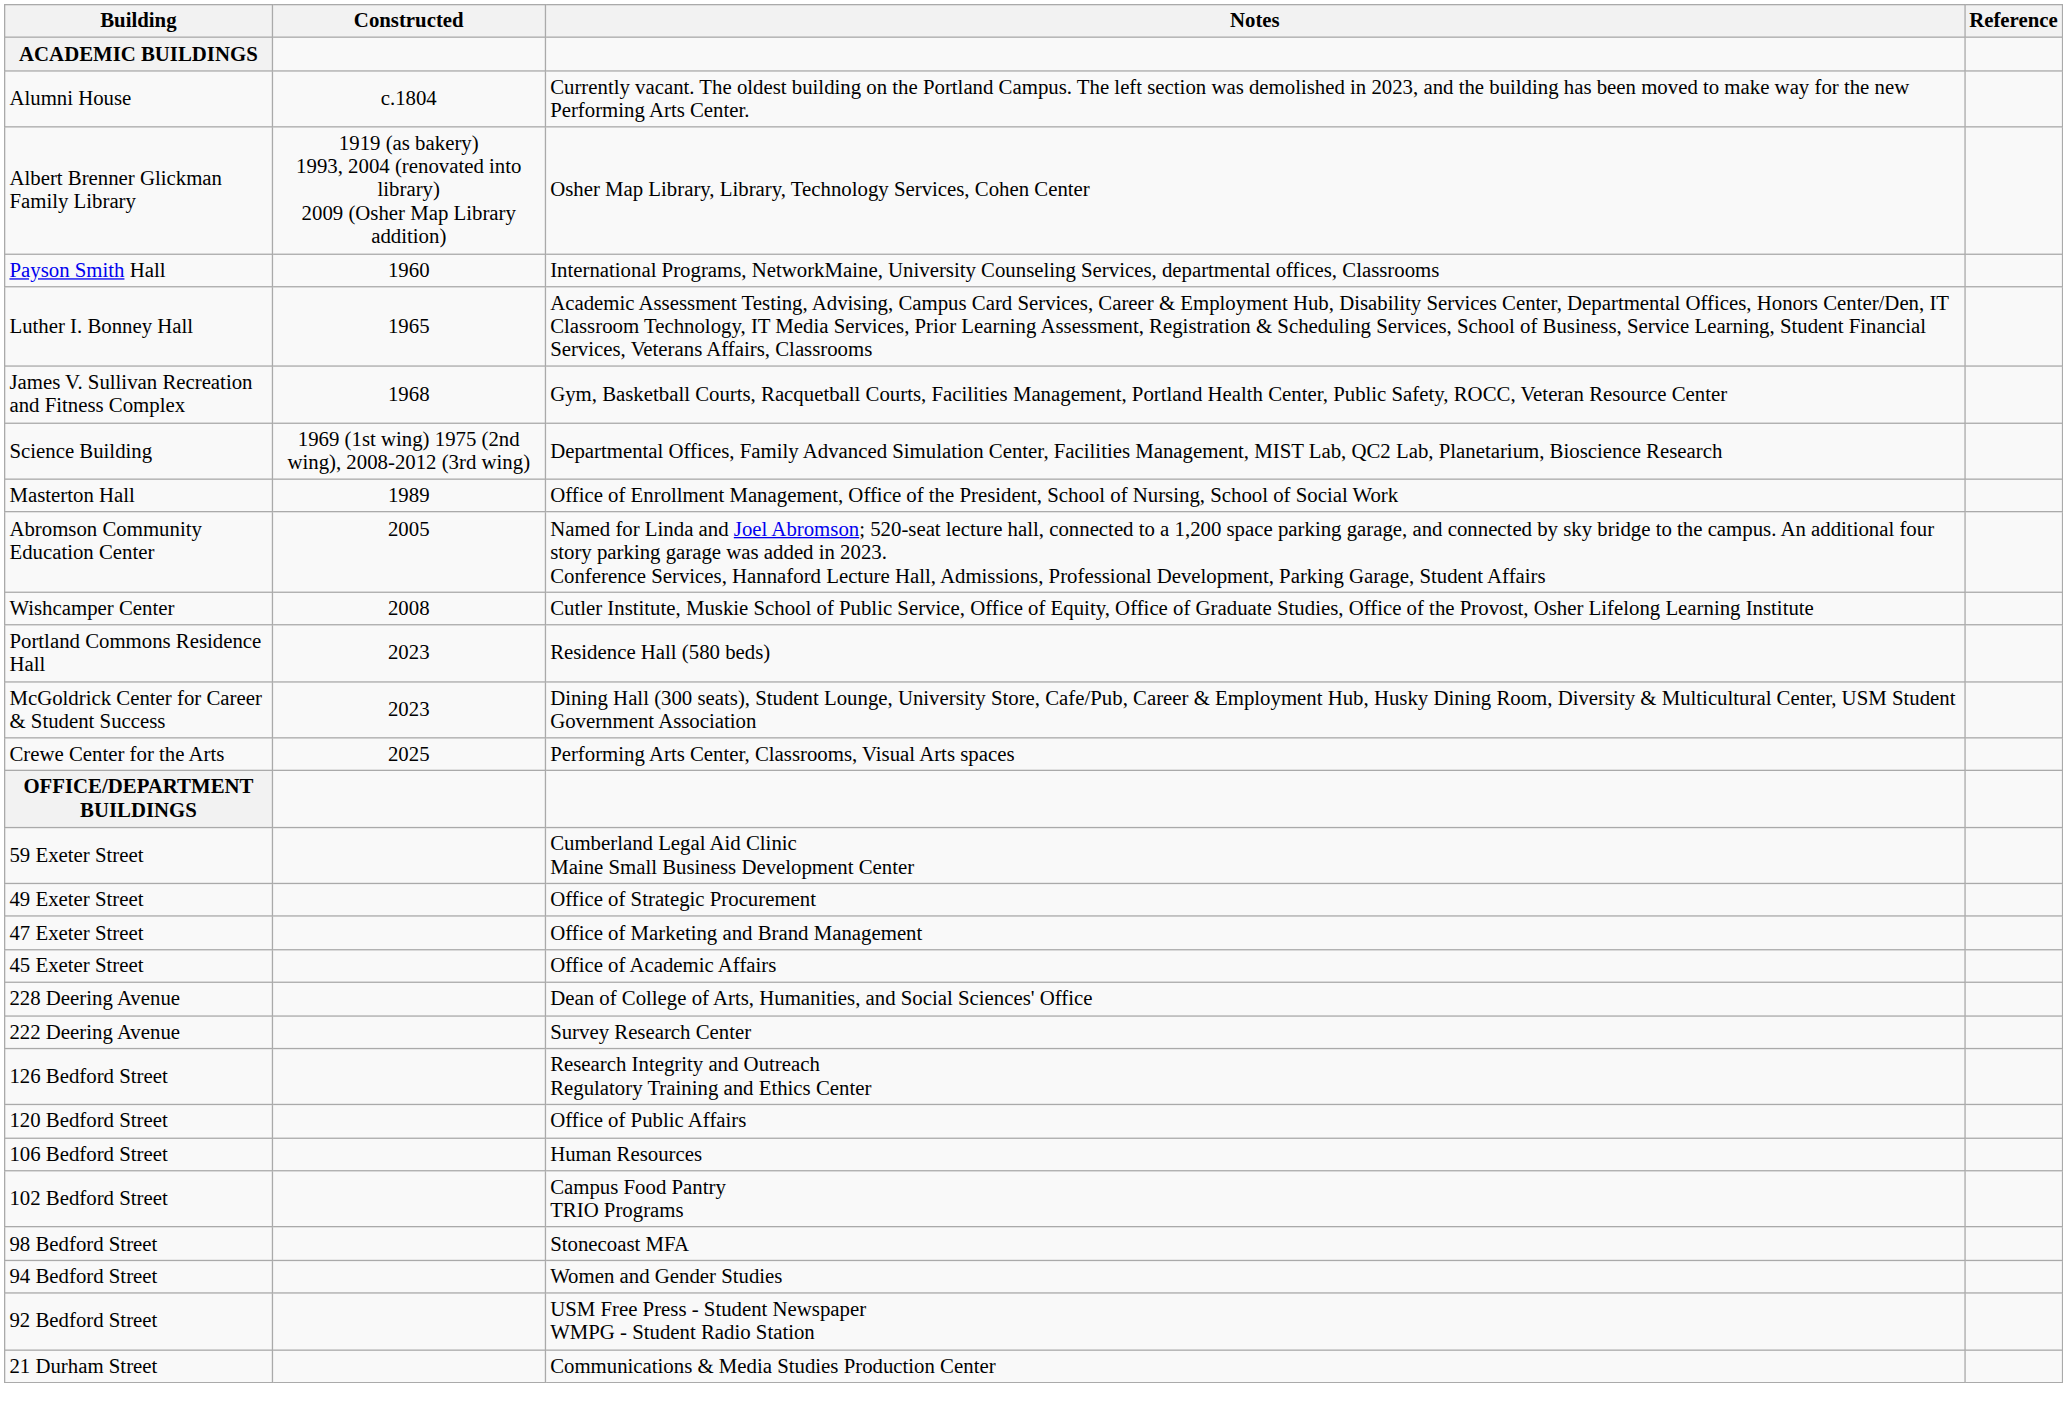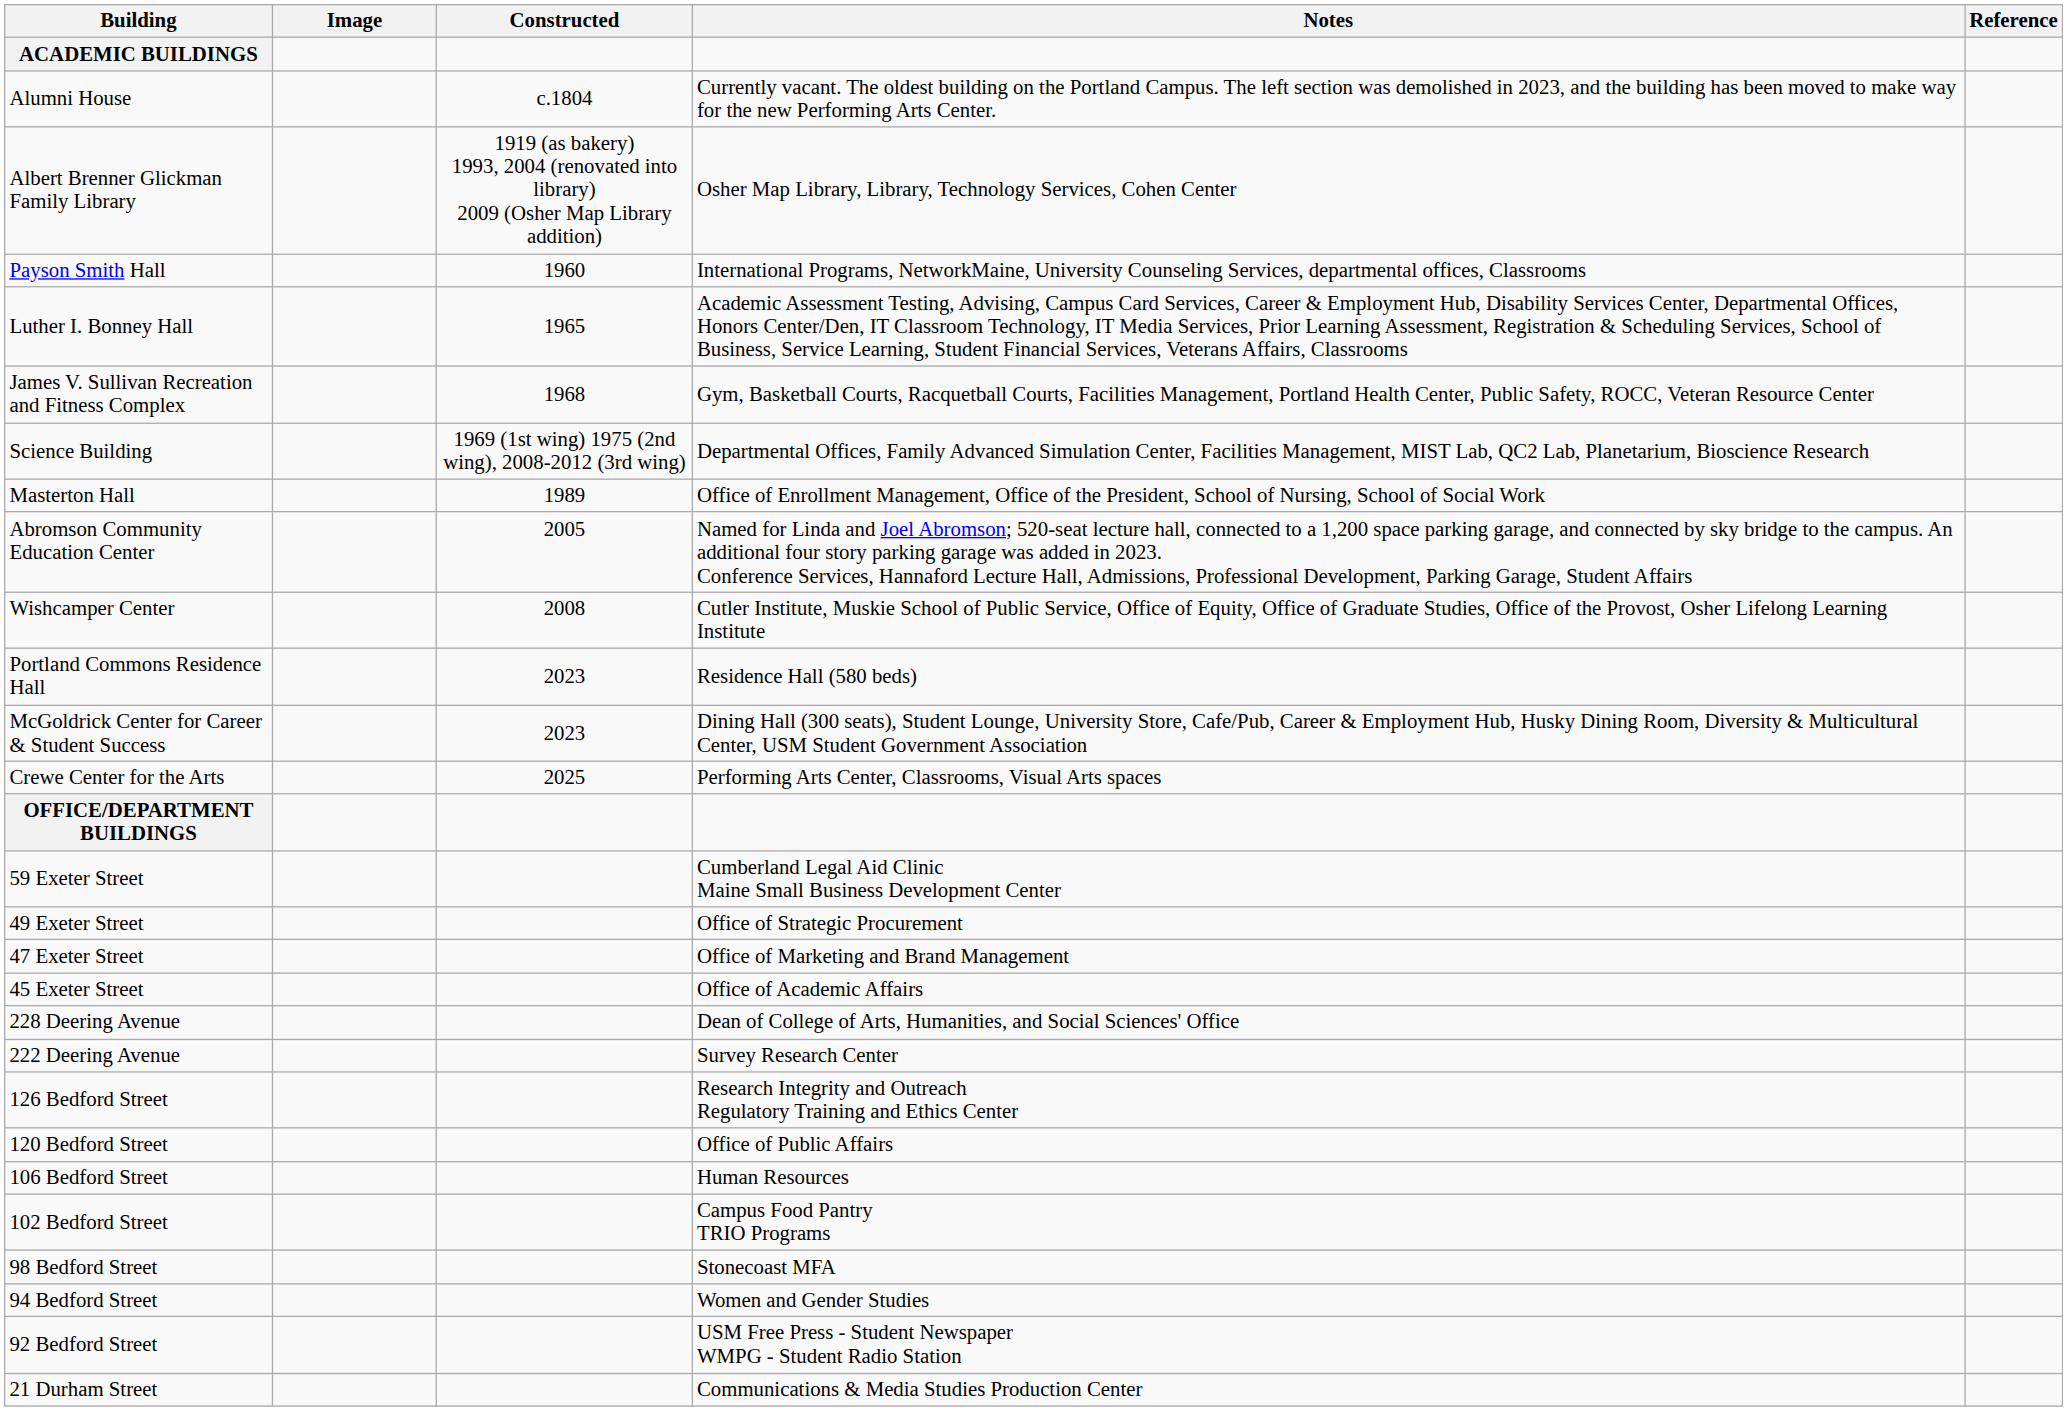+ column: (354, 20)
